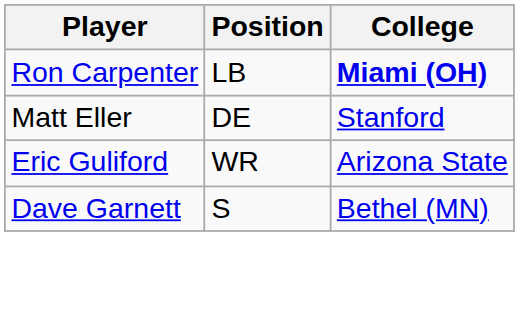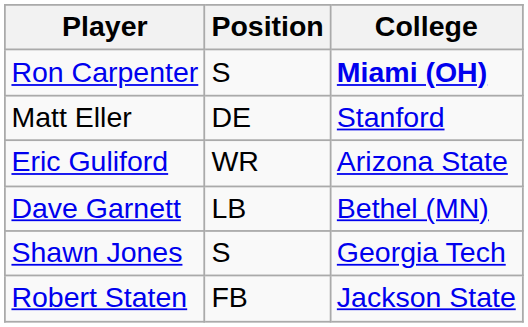(229, 72) LB -> (221, 72) S
(221, 207) S -> (229, 207) LB
+ row: (97, 252)
+ row: (99, 298)
